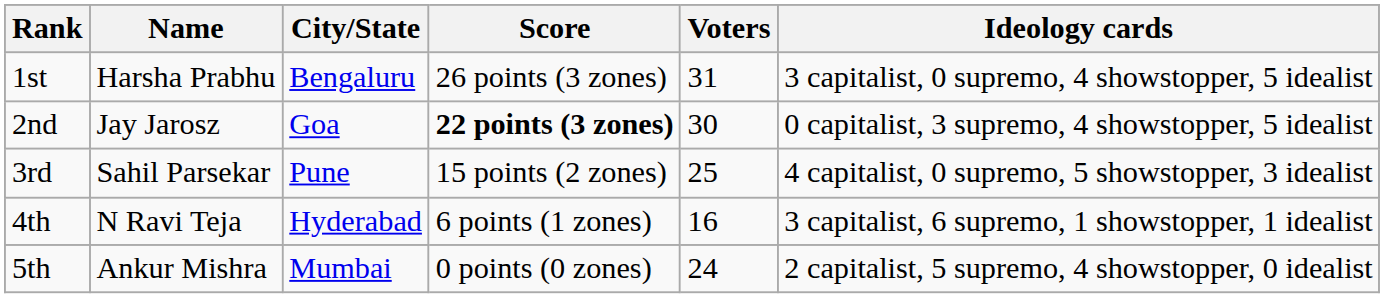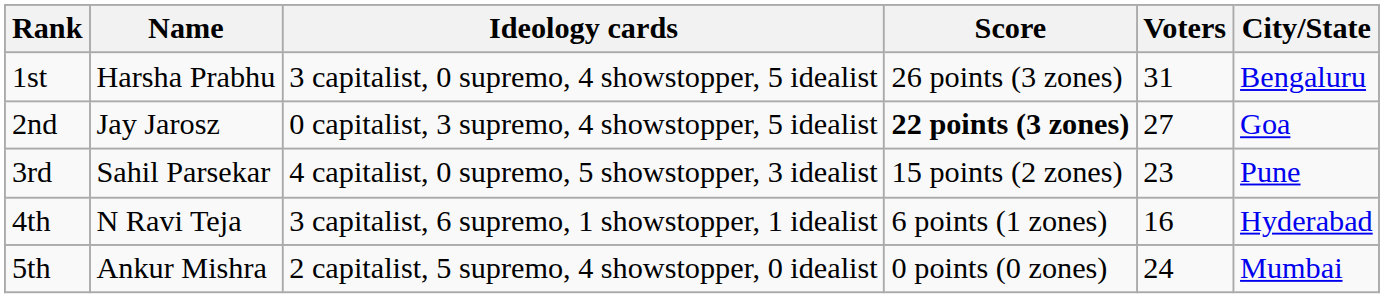columns swapped: (356, 28) <-> (1079, 28)
(703, 124) 30 -> (1158, 124) 27
(703, 172) 25 -> (1158, 172) 23
